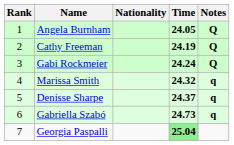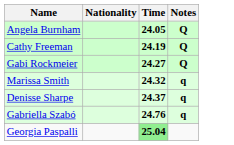- column: (19, 13)
(183, 64) 24.24 -> (154, 64) 24.27
(183, 115) 24.73 -> (154, 115) 24.76
